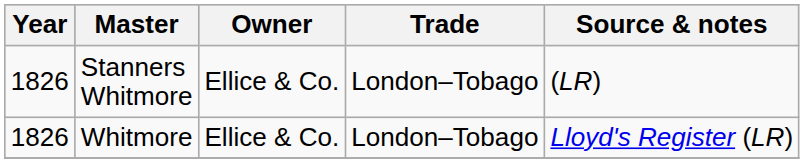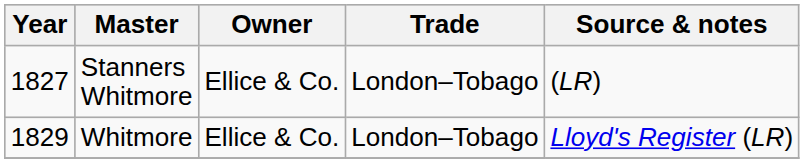(40, 81) 1826 -> (40, 81) 1827
(40, 137) 1826 -> (40, 137) 1829
